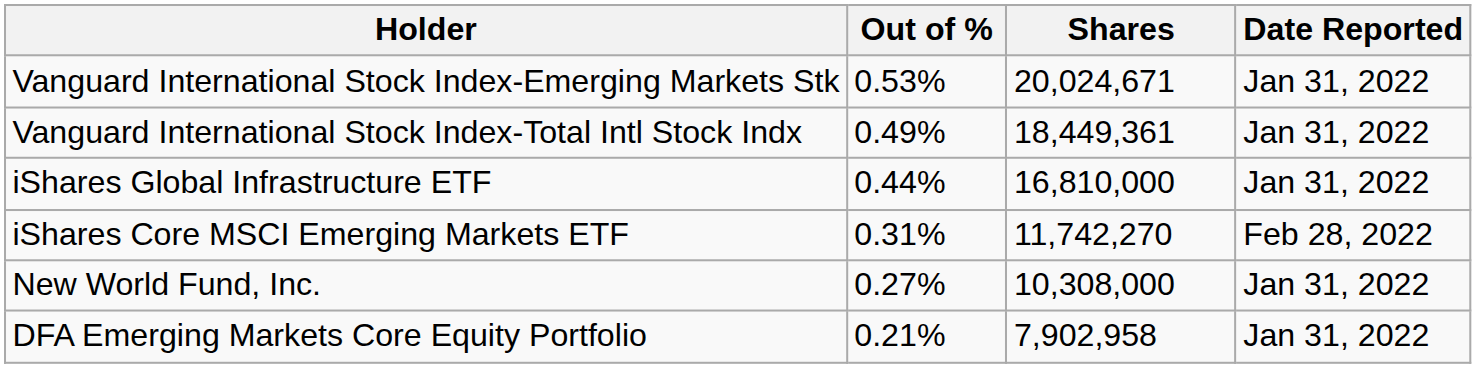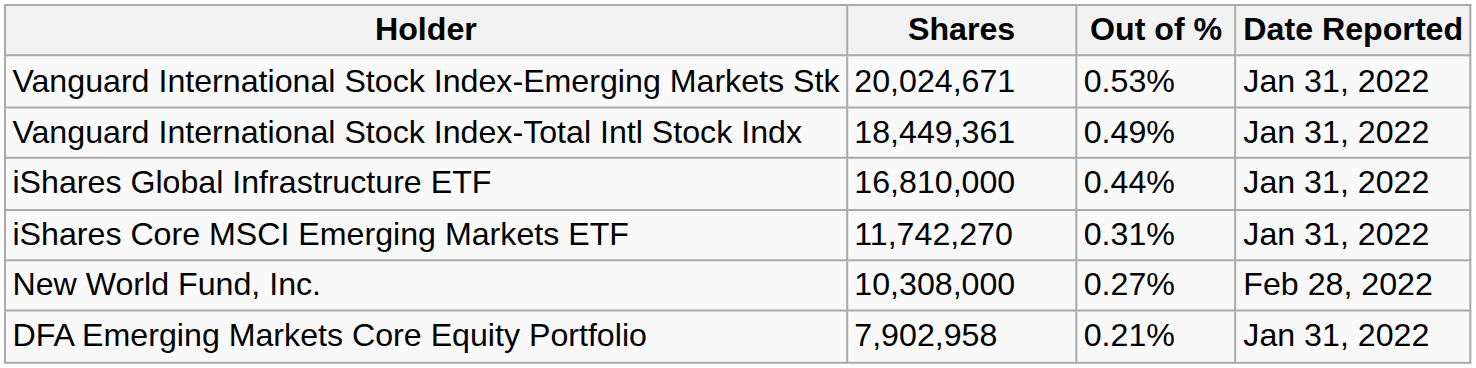columns swapped: (1121, 30) <-> (927, 30)
(1338, 234) Feb 28, 2022 -> (1336, 234) Jan 31, 2022
(1336, 285) Jan 31, 2022 -> (1338, 285) Feb 28, 2022
